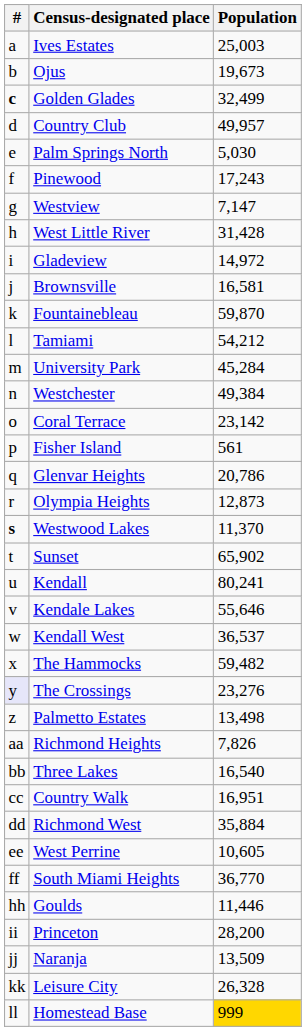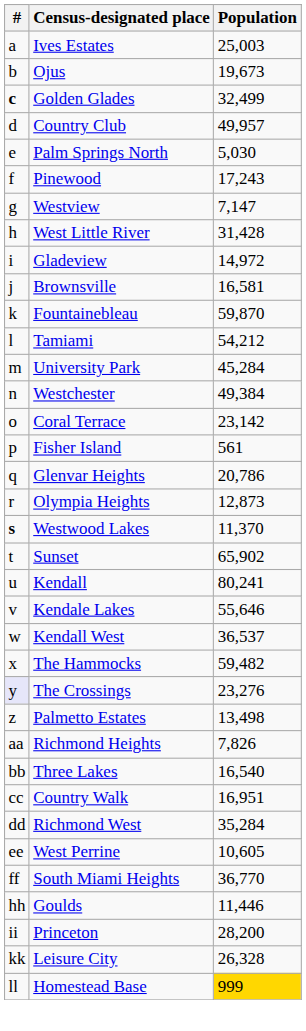(241, 824) 35,884 -> (241, 824) 35,284
- row: (60, 959)
